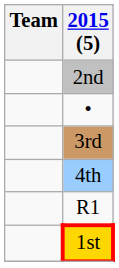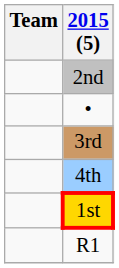rows swapped: (88, 243) <-> (88, 207)
